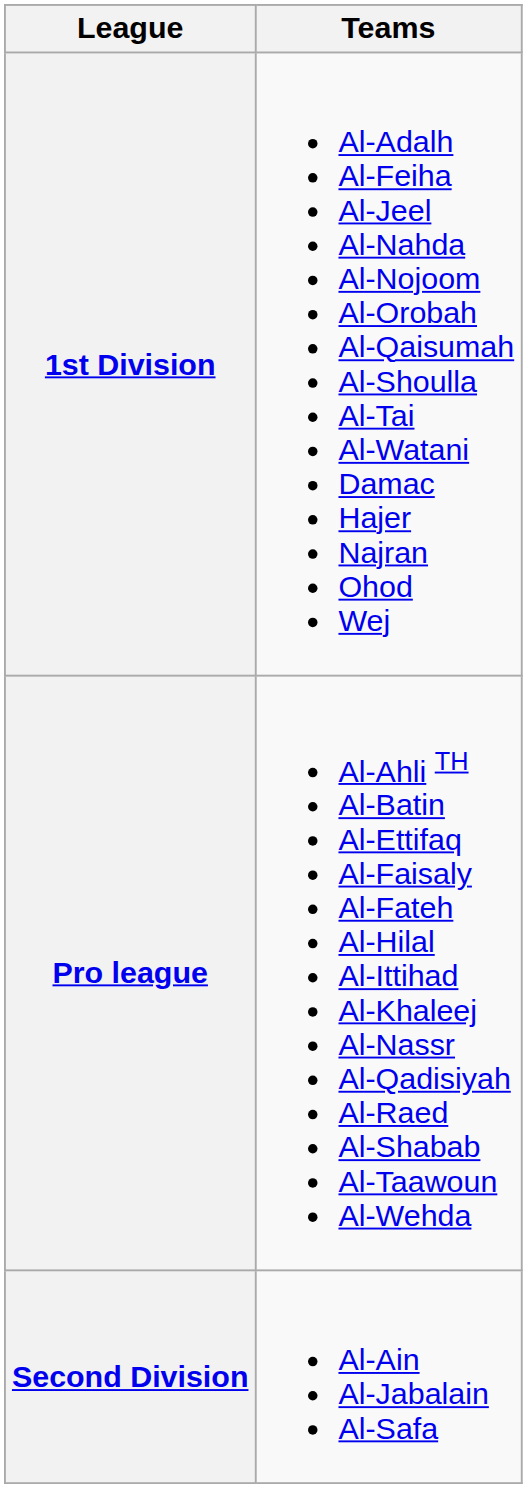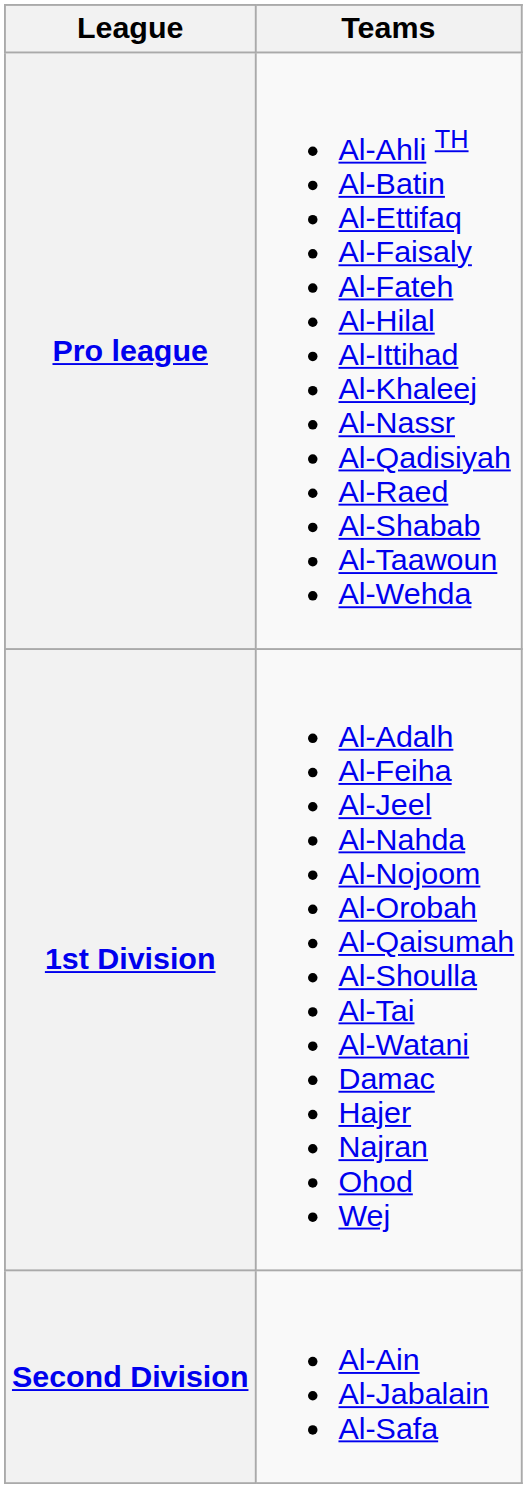rows swapped: (130, 972) <-> (130, 363)
